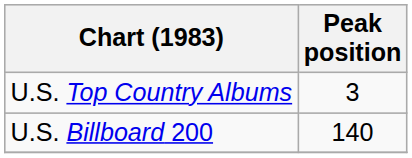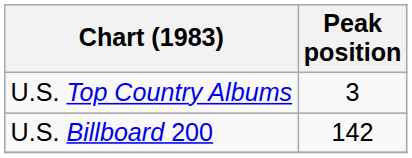(353, 132) 140 -> (353, 132) 142
